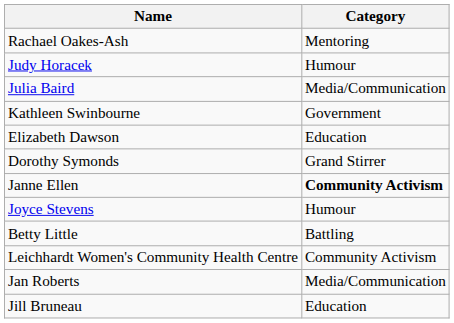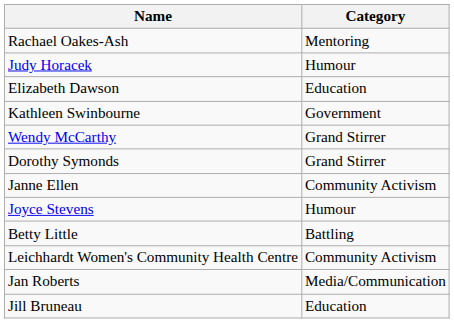- row: (41, 88)
rows swapped: (74, 112) <-> (63, 137)
+ row: (62, 137)
(374, 185) bold -> (371, 185) normal
